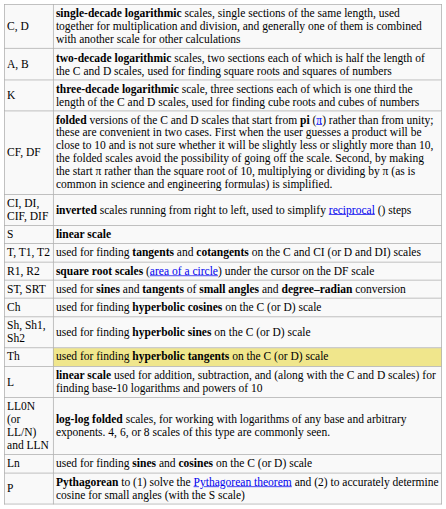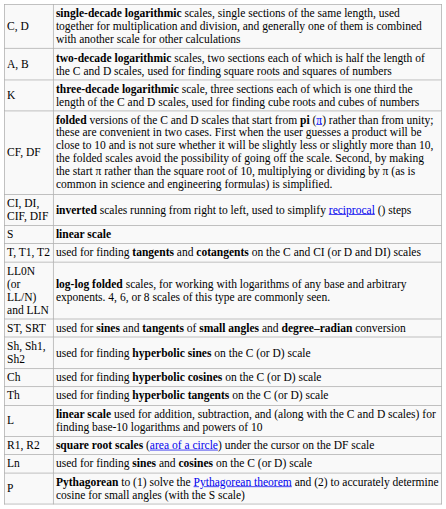rows swapped: (23, 271) <-> (28, 426)
rows swapped: (26, 332) <-> (14, 307)
(192, 357) khaki background -> (192, 396) no background
